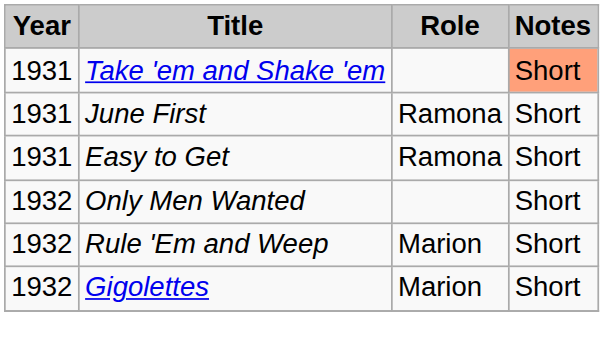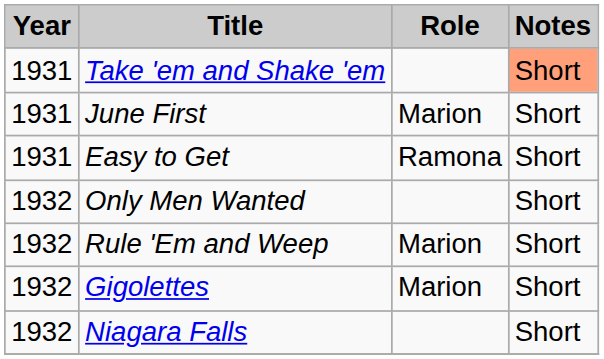(450, 113) Ramona -> (440, 113) Marion
+ row: (166, 331)
